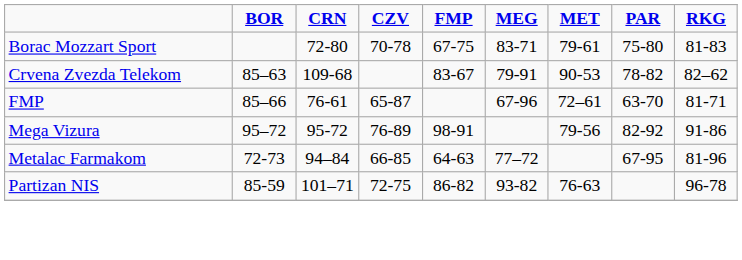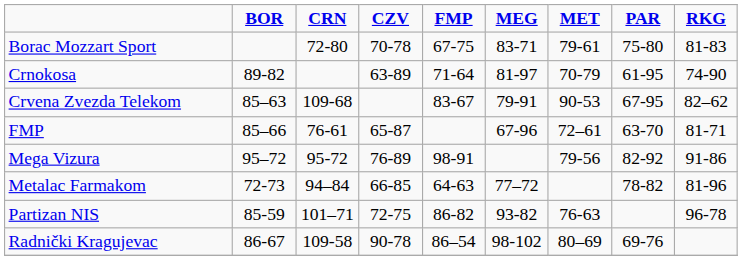+ row: (42, 74)
(643, 74) 78-82 -> (643, 102) 67-95
(643, 158) 67-95 -> (643, 185) 78-82
+ row: (83, 241)
